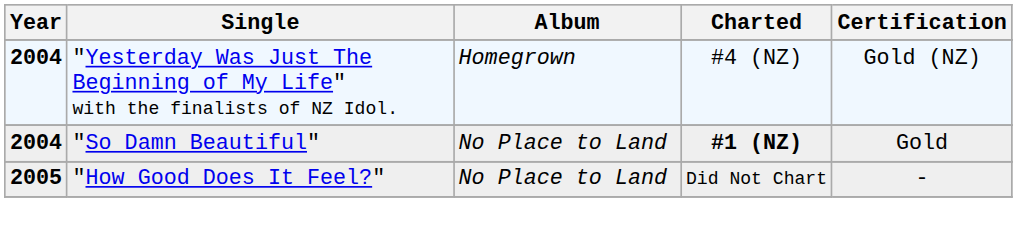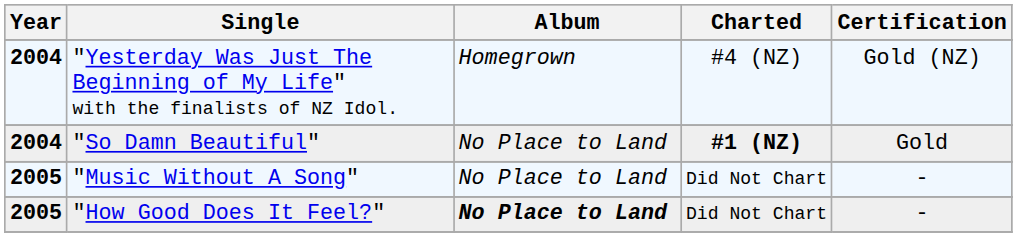+ row: (216, 179)
(563, 179) normal -> (563, 214) bold
